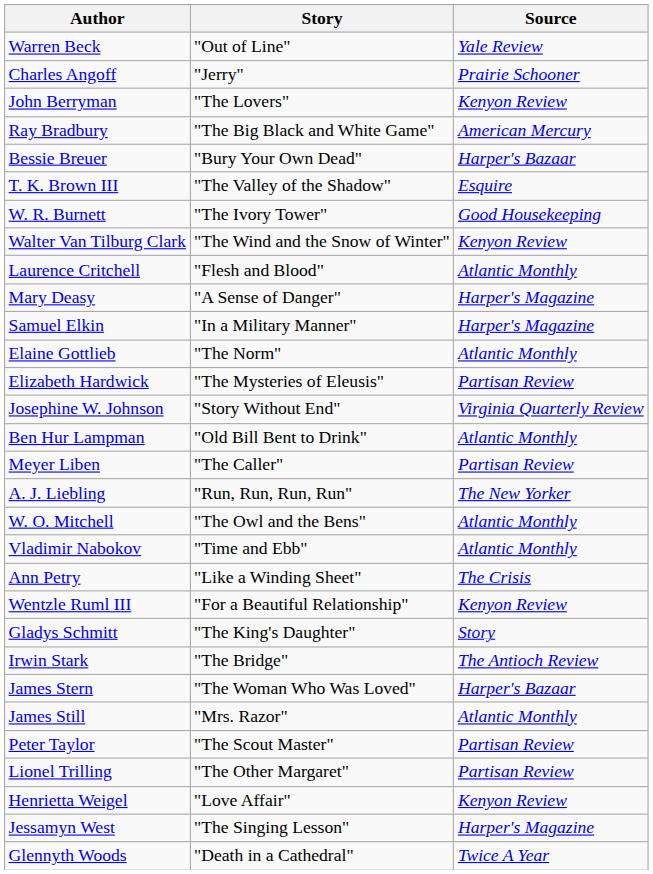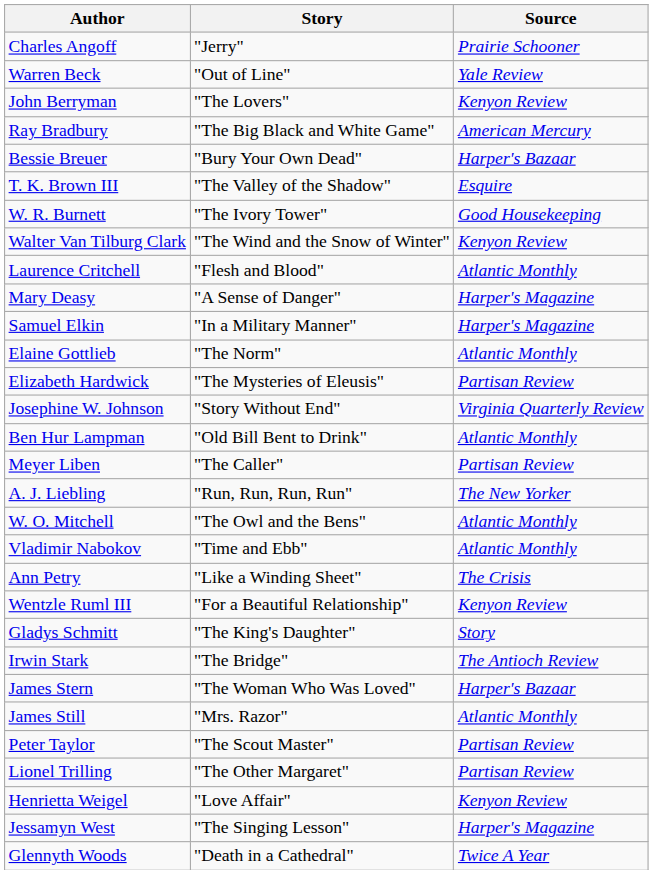rows swapped: (62, 74) <-> (55, 46)
